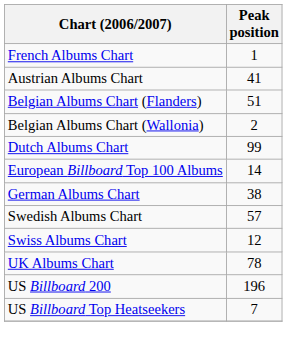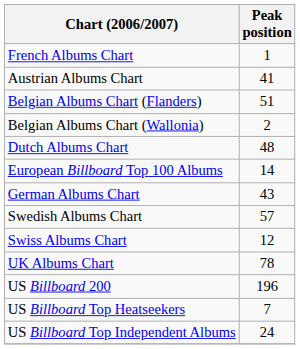(254, 147) 99 -> (267, 147) 48
(254, 194) 38 -> (267, 194) 43
+ row: (122, 332)
